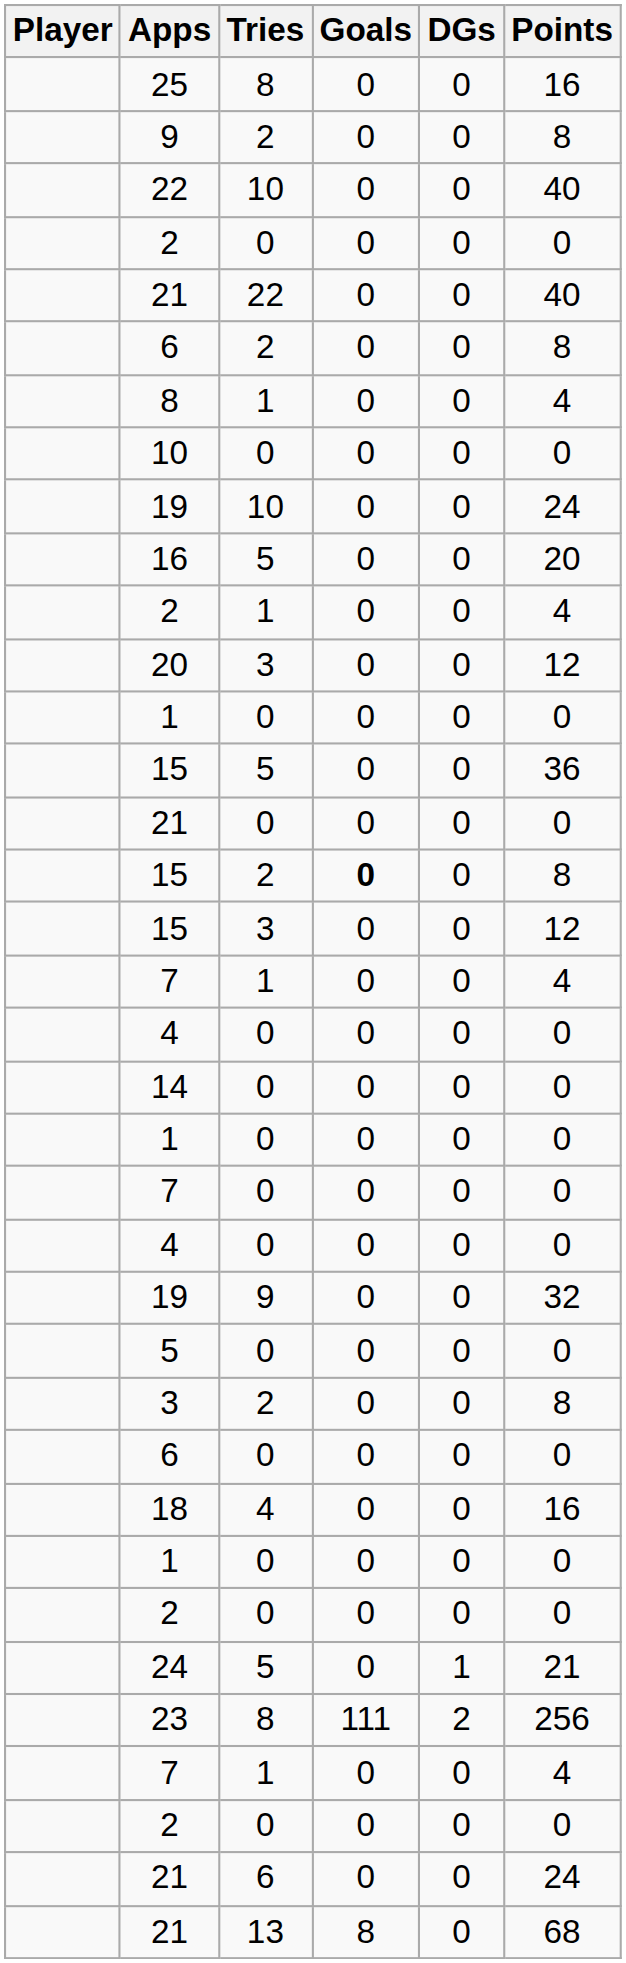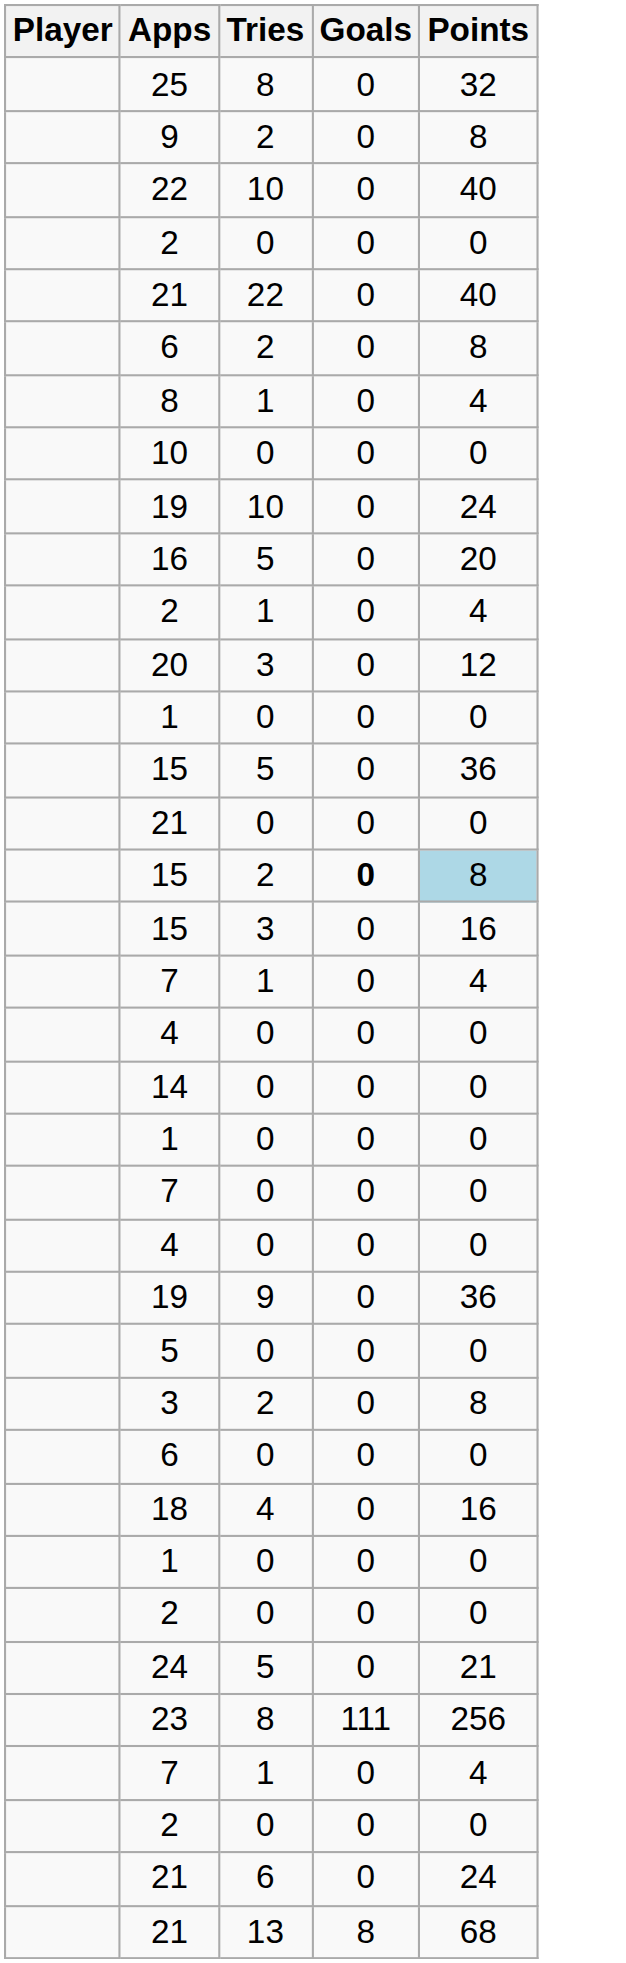- column: (462, 30)
(562, 83) 16 -> (478, 83) 32
(562, 875) no background -> (478, 875) lightblue background
(562, 928) 12 -> (478, 928) 16
(562, 1297) 32 -> (478, 1297) 36
